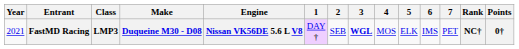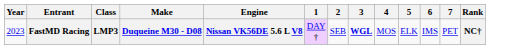- column: (500, 11)
(15, 31) 2021 -> (15, 31) 2023
